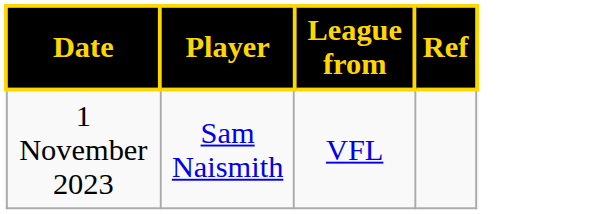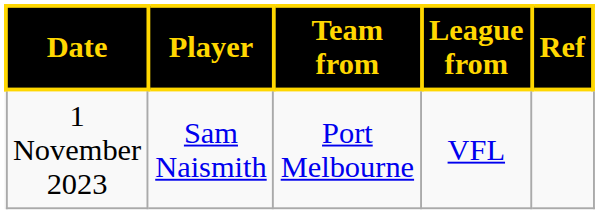+ column: (347, 47)
